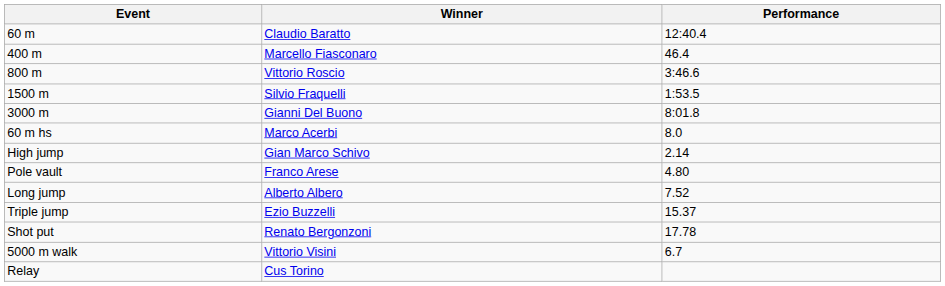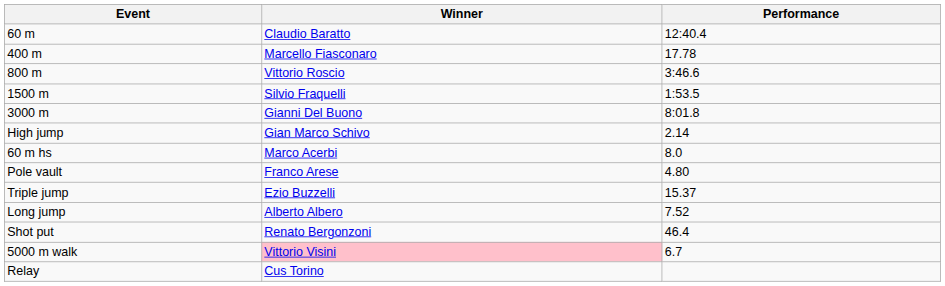(677, 53) 46.4 -> (680, 53) 17.78
rows swapped: (29, 133) <-> (35, 152)
rows swapped: (36, 192) <-> (38, 212)
(680, 232) 17.78 -> (677, 232) 46.4
(300, 251) no background -> (300, 251) pink background
